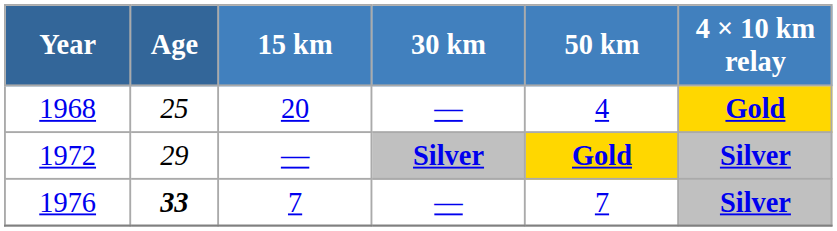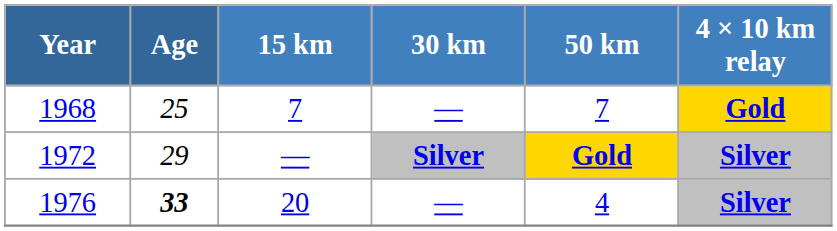(295, 108) 20 -> (295, 108) 7
(602, 108) 4 -> (602, 108) 7
(295, 202) 7 -> (295, 202) 20
(602, 202) 7 -> (602, 202) 4
